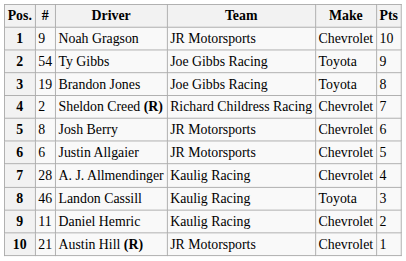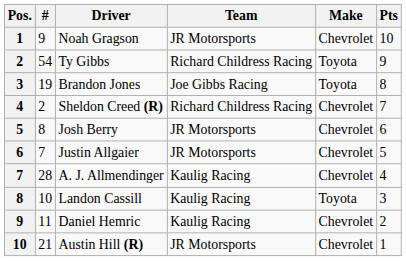(219, 61) Joe Gibbs Racing -> (241, 61) Richard Childress Racing
(42, 152) 6 -> (42, 152) 7
(45, 198) 46 -> (45, 198) 10
